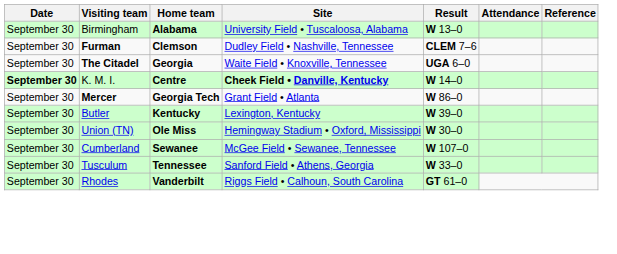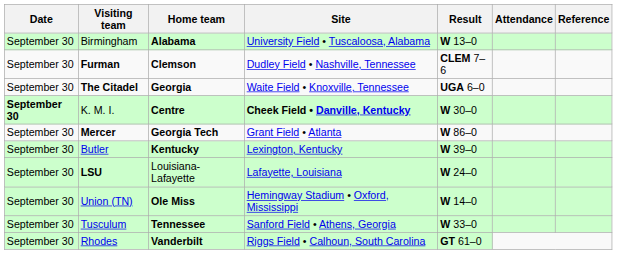(444, 80) W 14–0 -> (459, 110) W 30–0
+ row: (91, 173)
(444, 131) W 30–0 -> (459, 201) W 14–0
- row: (110, 148)
